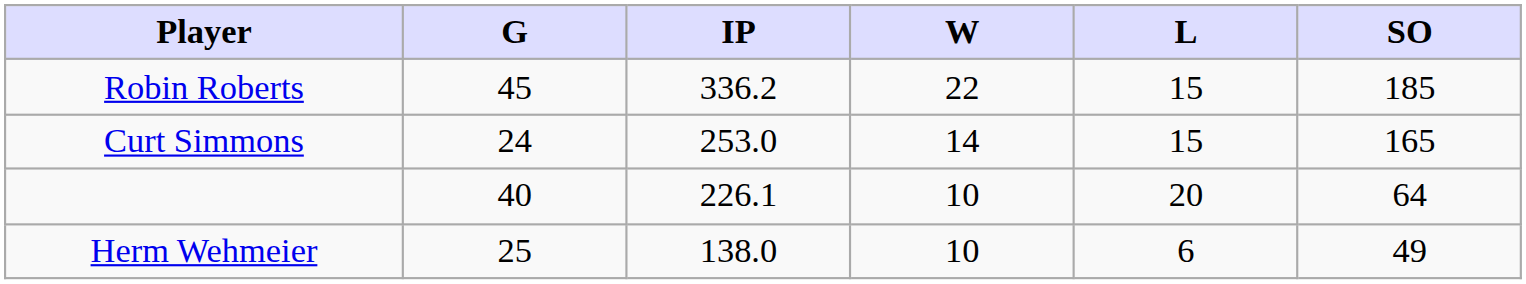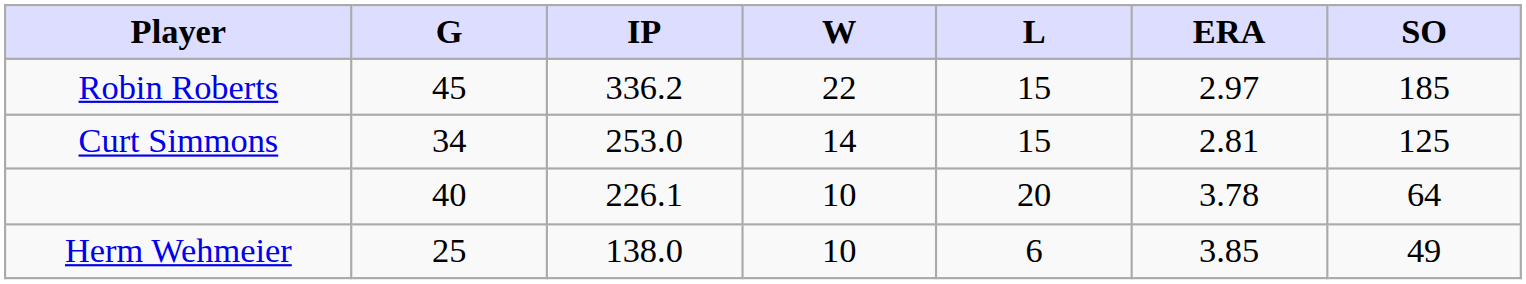+ column: (1229, 31)
(515, 140) 24 -> (449, 140) 34
(1410, 140) 165 -> (1424, 140) 125
